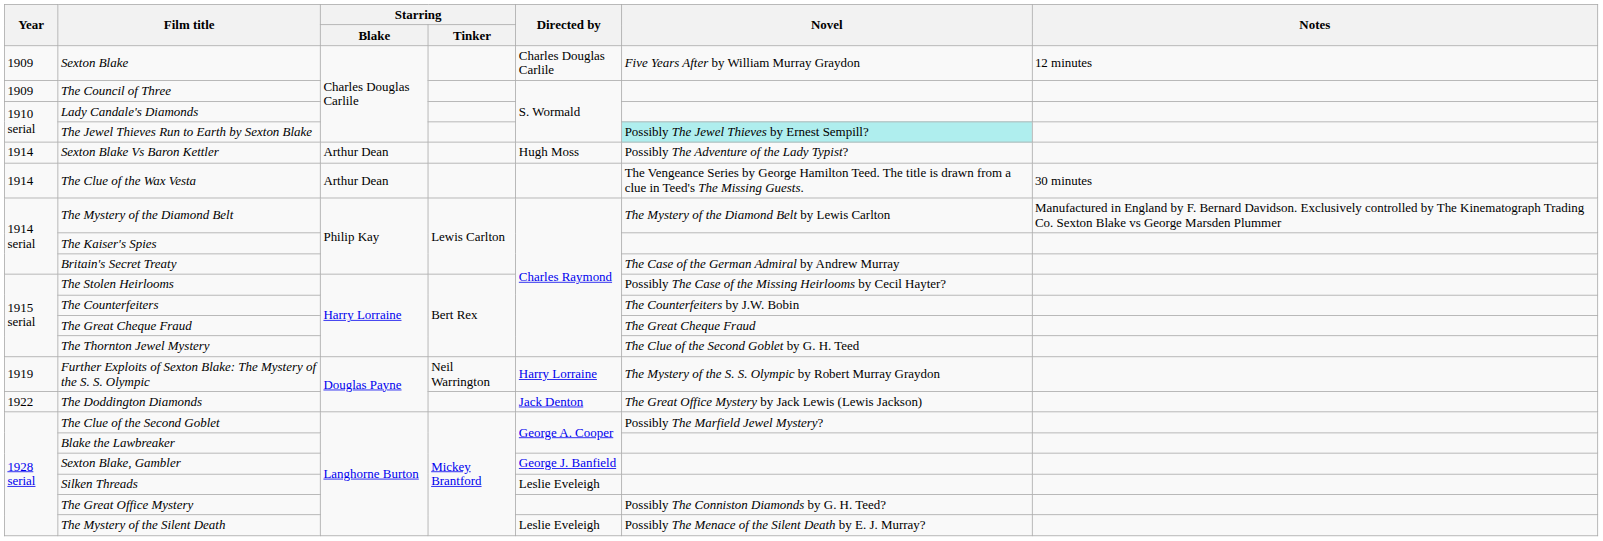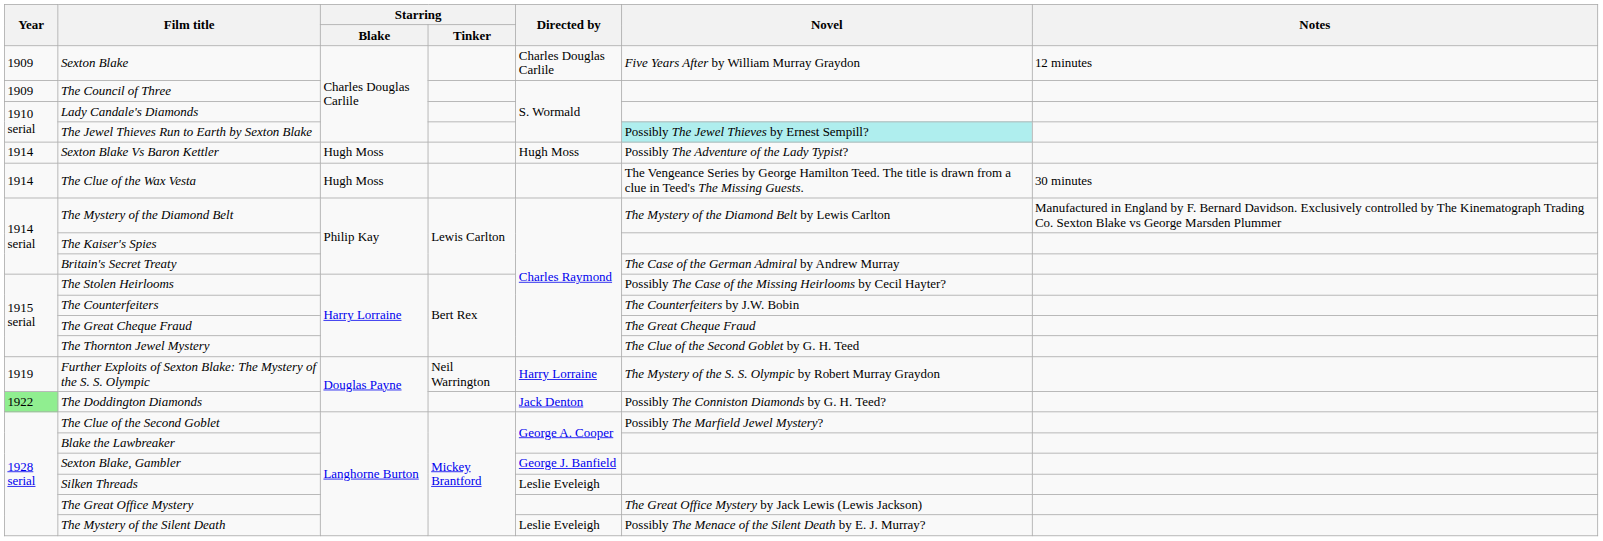(356, 152) Arthur Dean -> (353, 152) Hugh Moss
(356, 180) Arthur Dean -> (353, 180) Hugh Moss
(20, 401) no background -> (20, 401) lightgreen background
(773, 401) The Great Office Mystery by Jack Lewis (Lewis Jackson) -> (755, 401) Possibly The Conniston Diamonds by G. H. Teed?
(755, 504) Possibly The Conniston Diamonds by G. H. Teed? -> (773, 504) The Great Office Mystery by Jack Lewis (Lewis Jackson)
